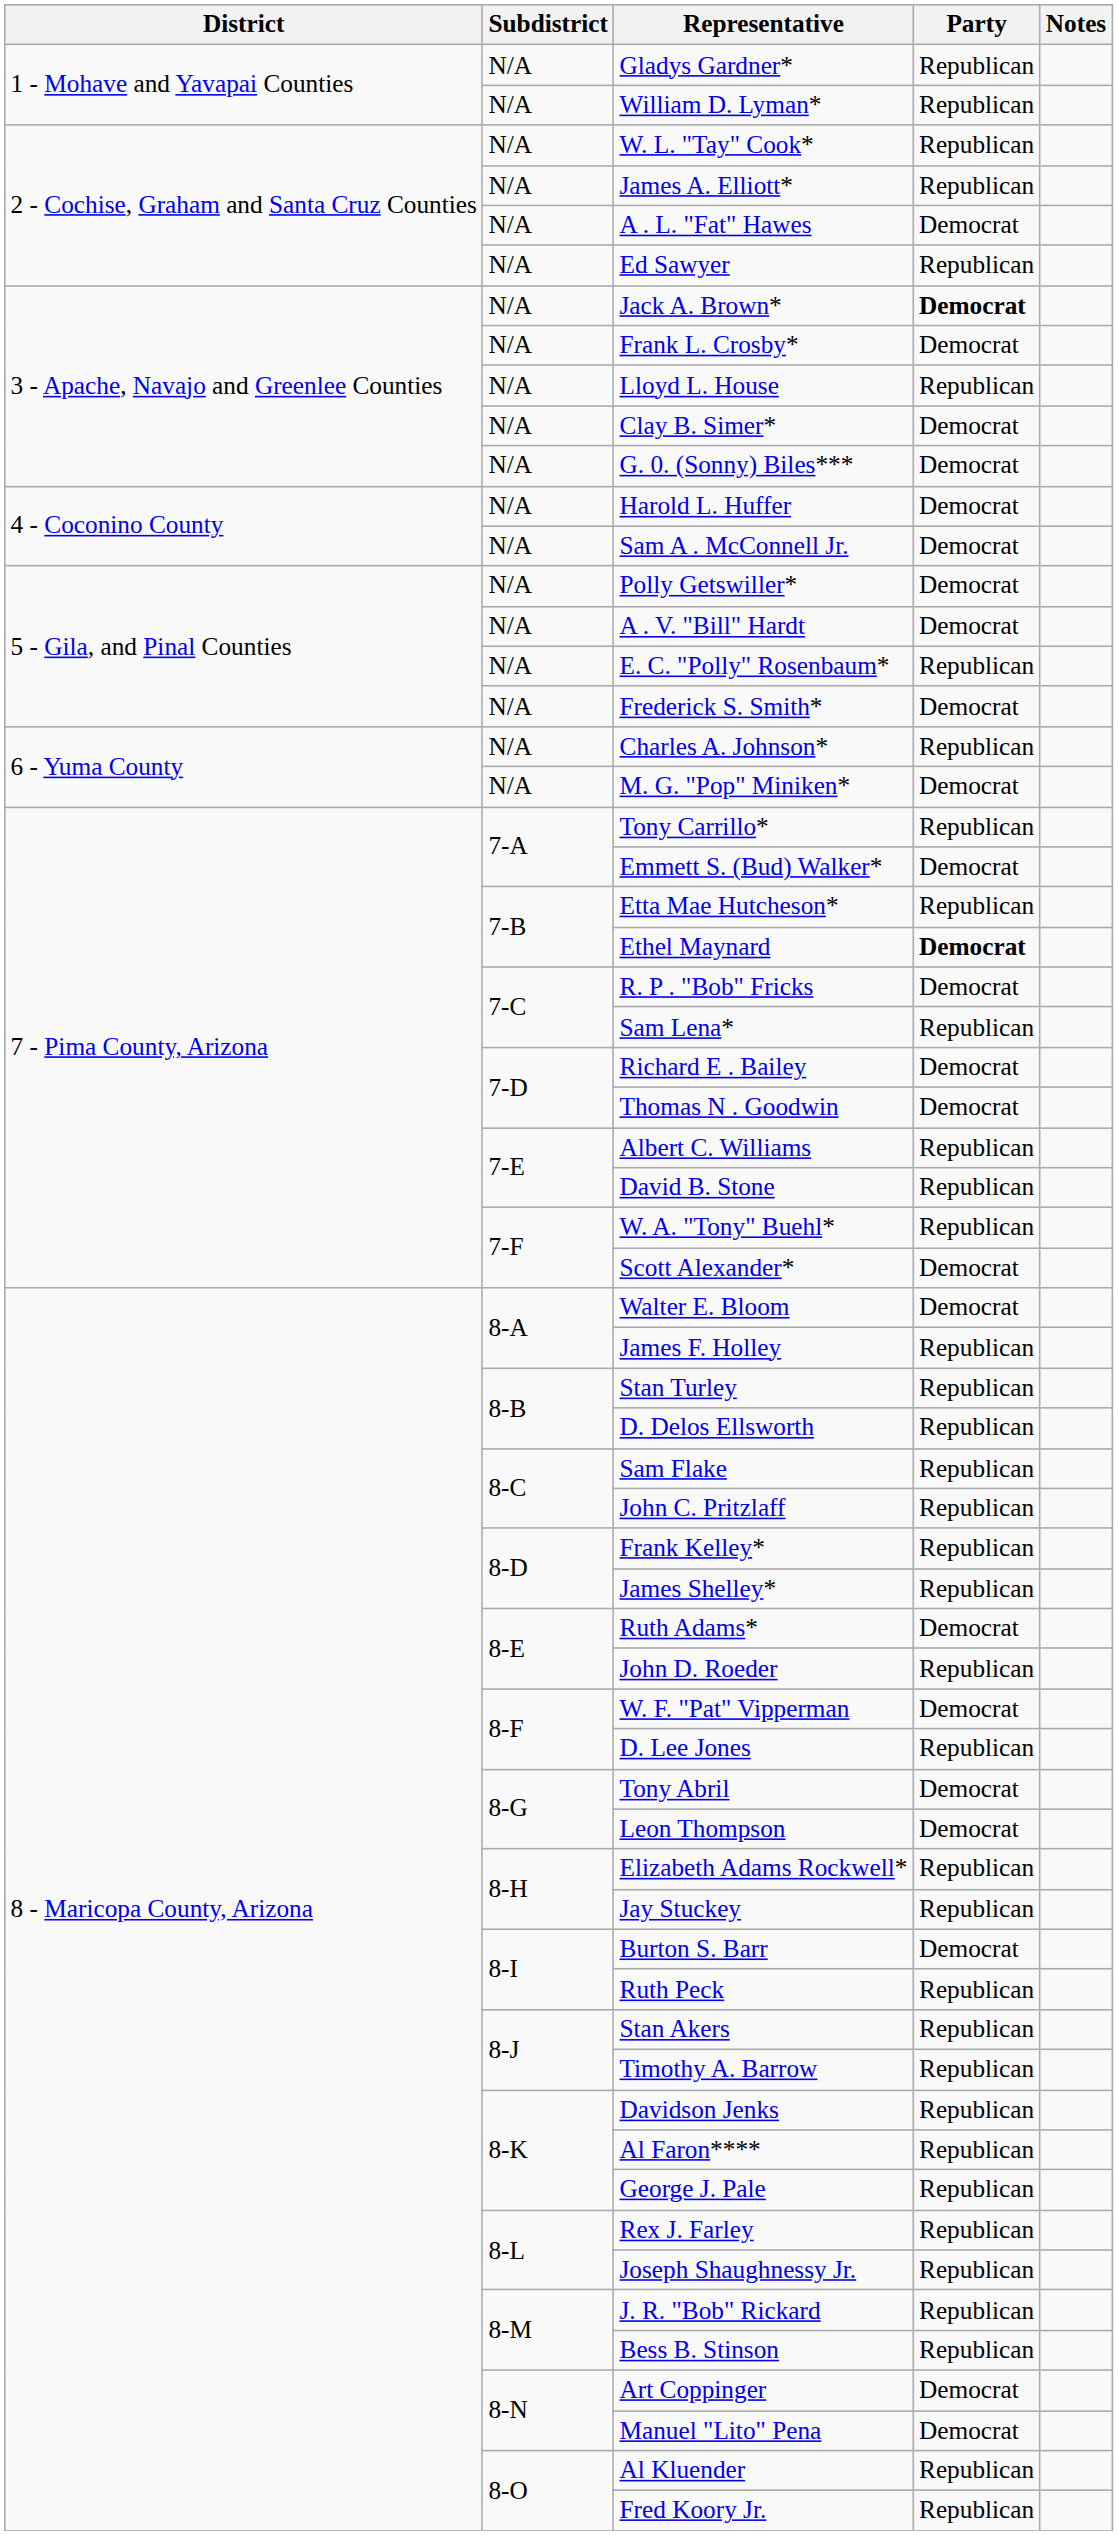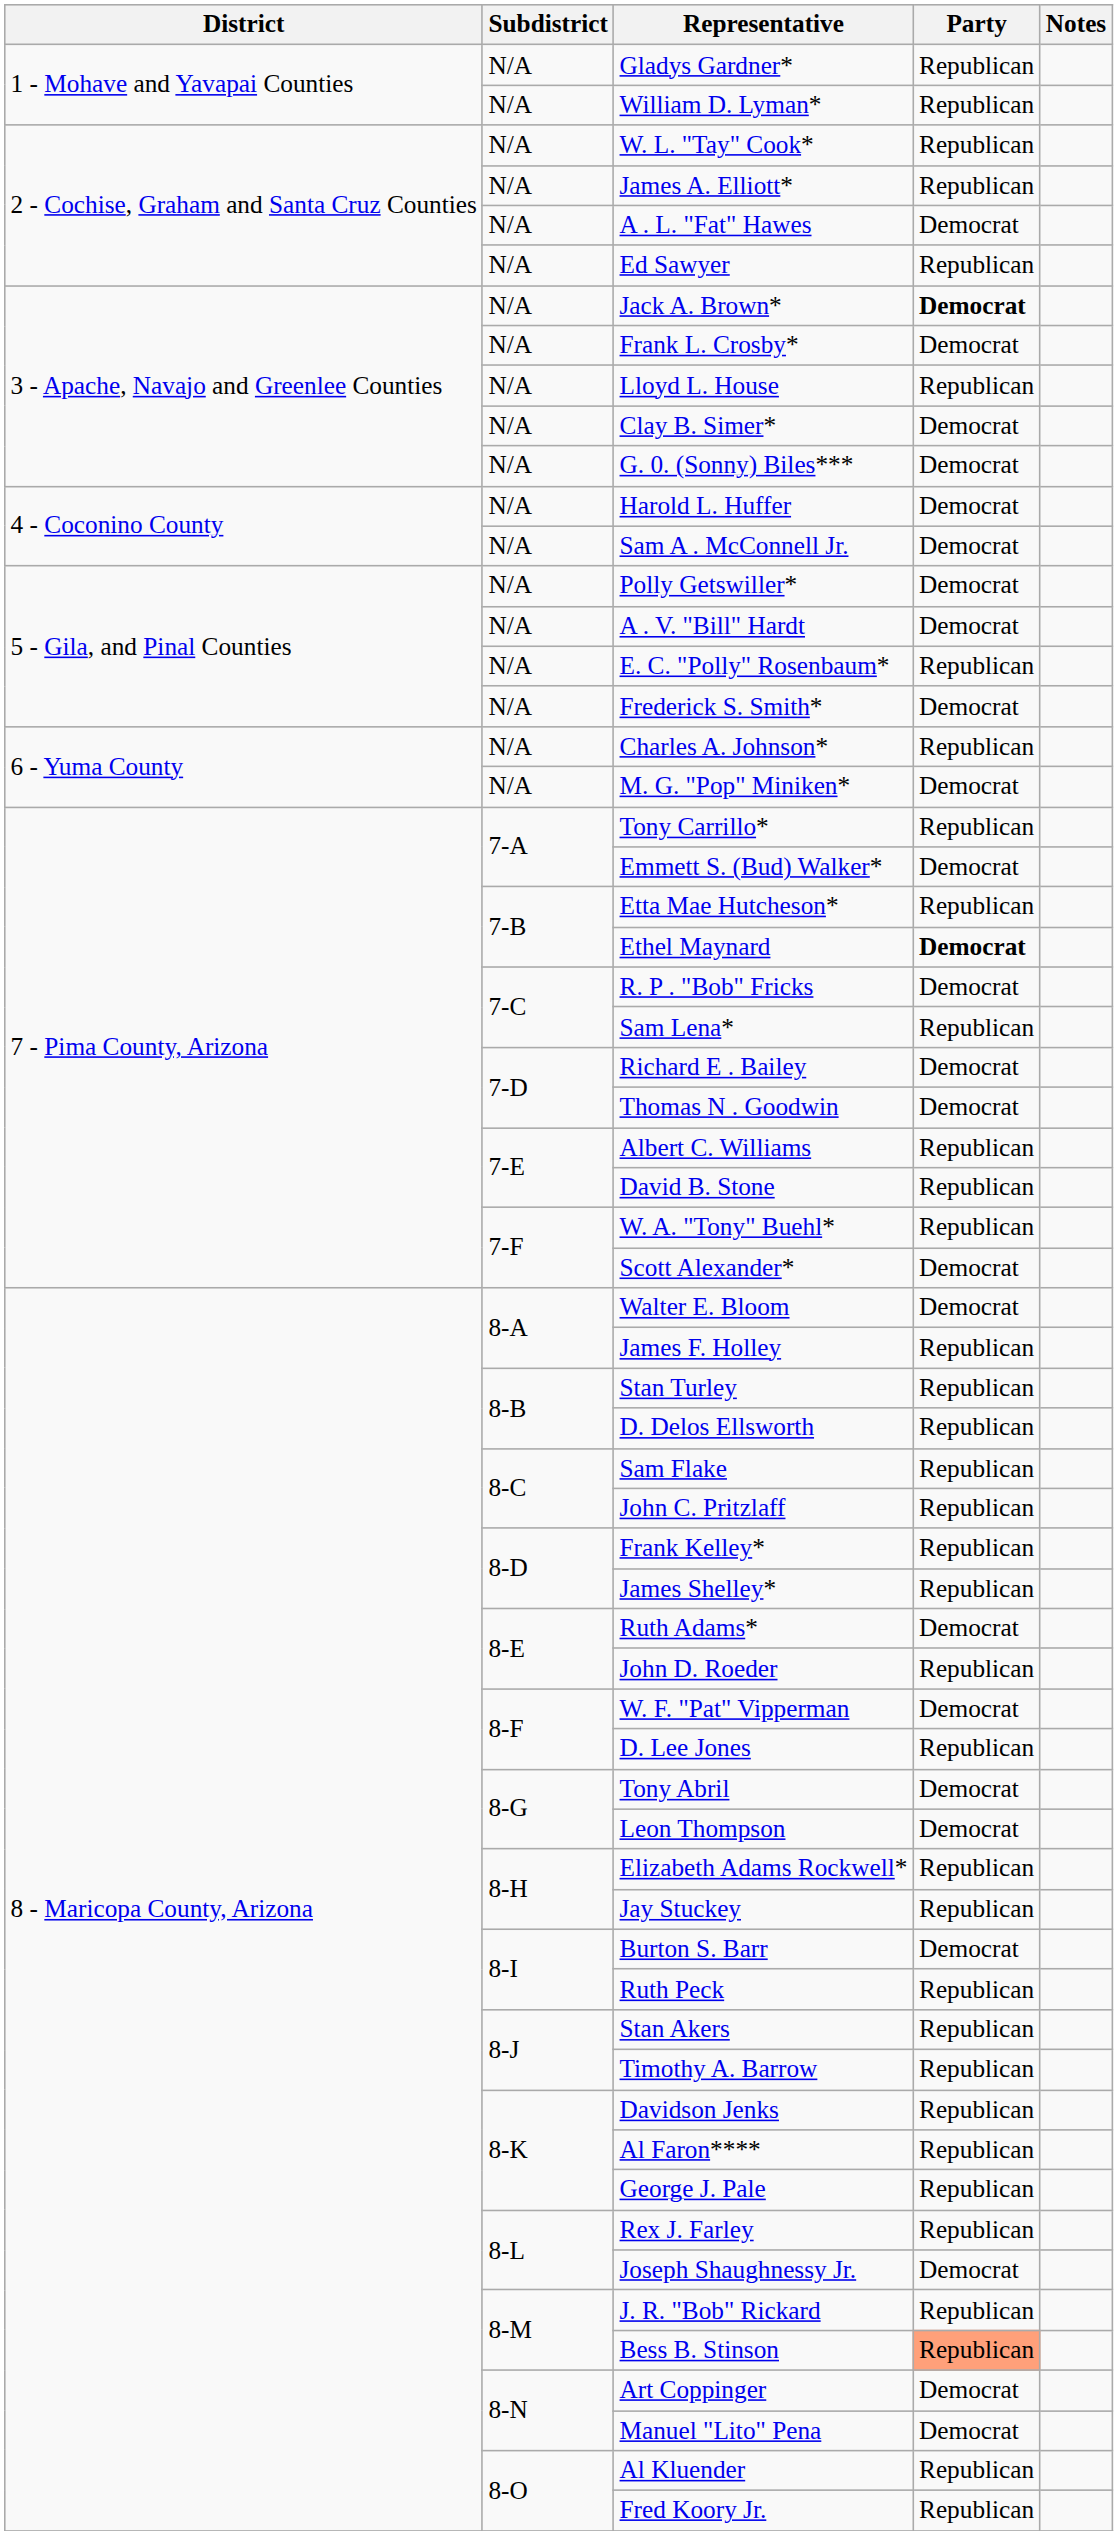(977, 2269) Republican -> (969, 2269) Democrat
(977, 2349) no background -> (977, 2349) lightsalmon background
